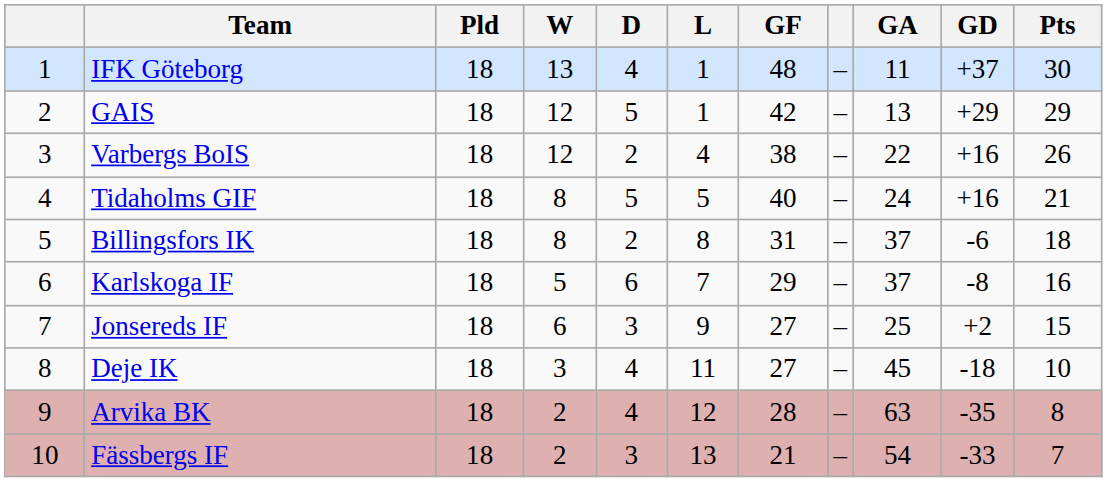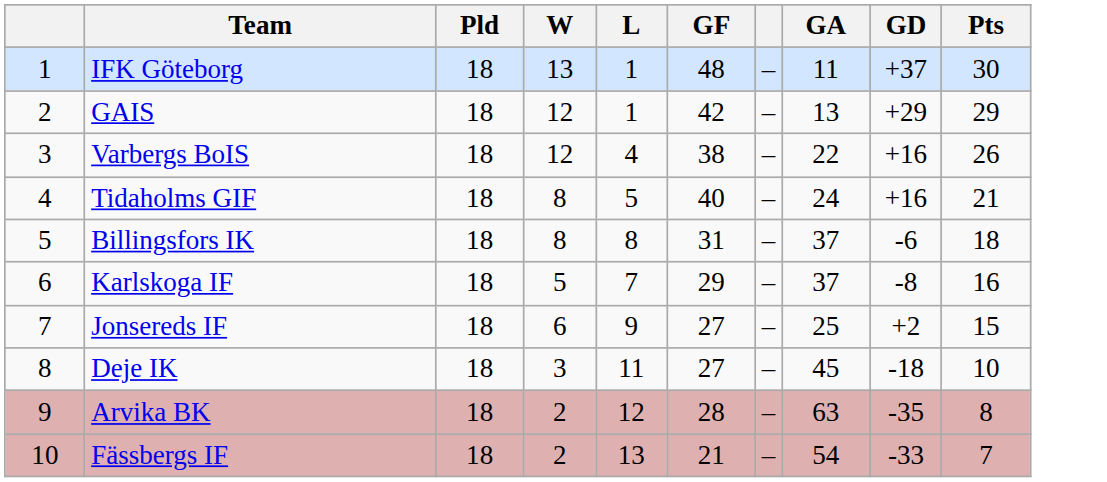- column: (631, 25)
